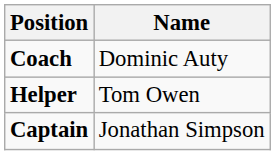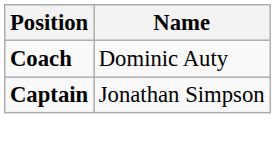- row: (43, 94)
